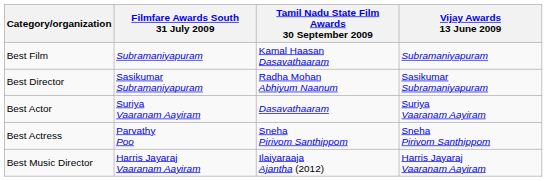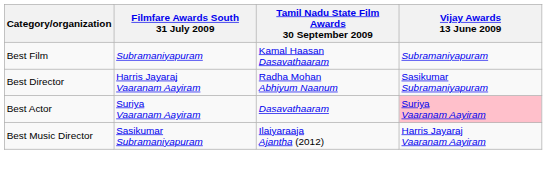(159, 83) Sasikumar Subramaniyapuram -> (158, 83) Harris Jayaraj Vaaranam Aayiram
(444, 109) no background -> (444, 109) pink background
- row: (34, 136)
(158, 163) Harris Jayaraj Vaaranam Aayiram -> (159, 136) Sasikumar Subramaniyapuram
